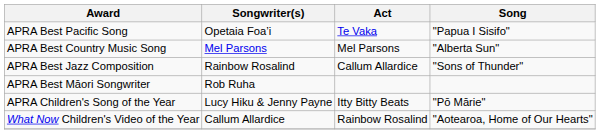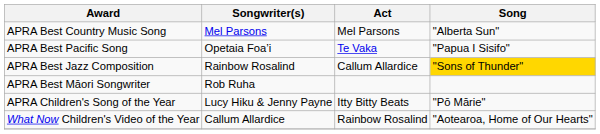rows swapped: (67, 31) <-> (87, 48)
(478, 66) no background -> (478, 66) gold background
